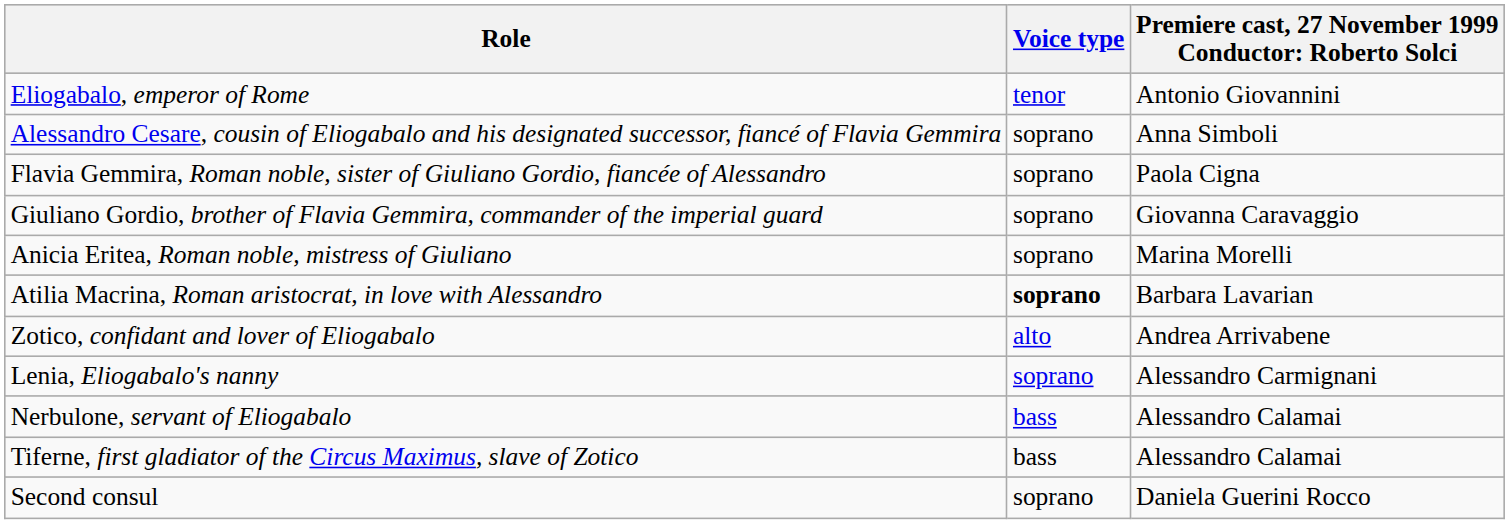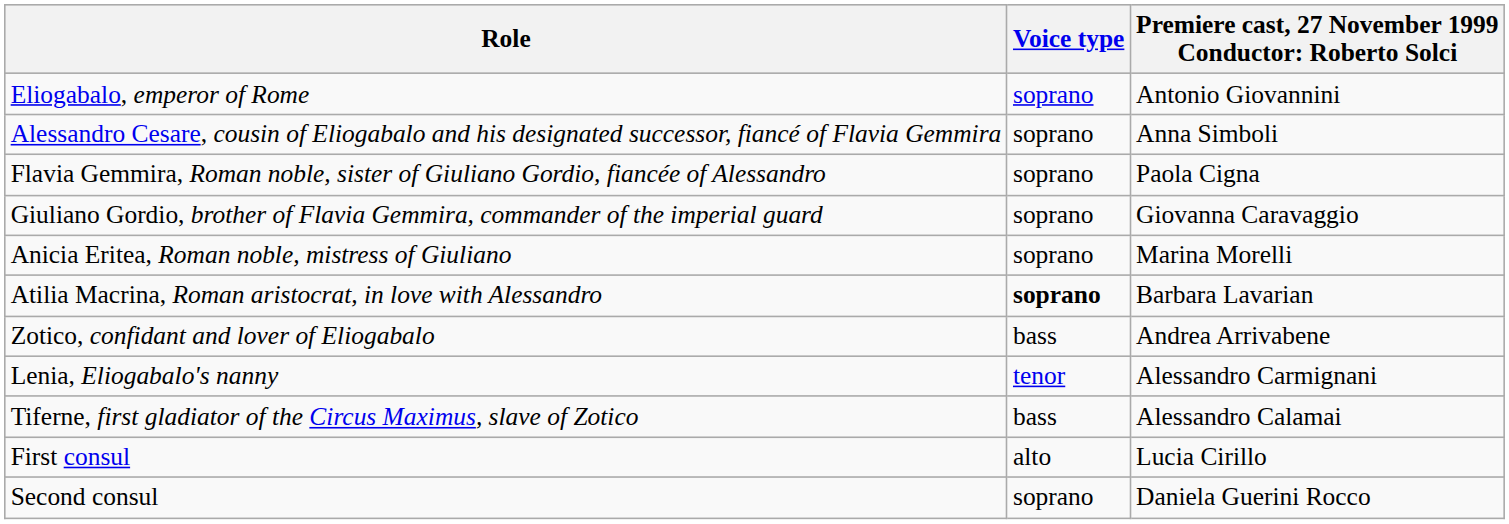(1039, 93) tenor -> (1053, 93) soprano
(1032, 335) alto -> (1035, 335) bass
(1053, 376) soprano -> (1039, 376) tenor
- row: (181, 416)
+ row: (70, 456)
